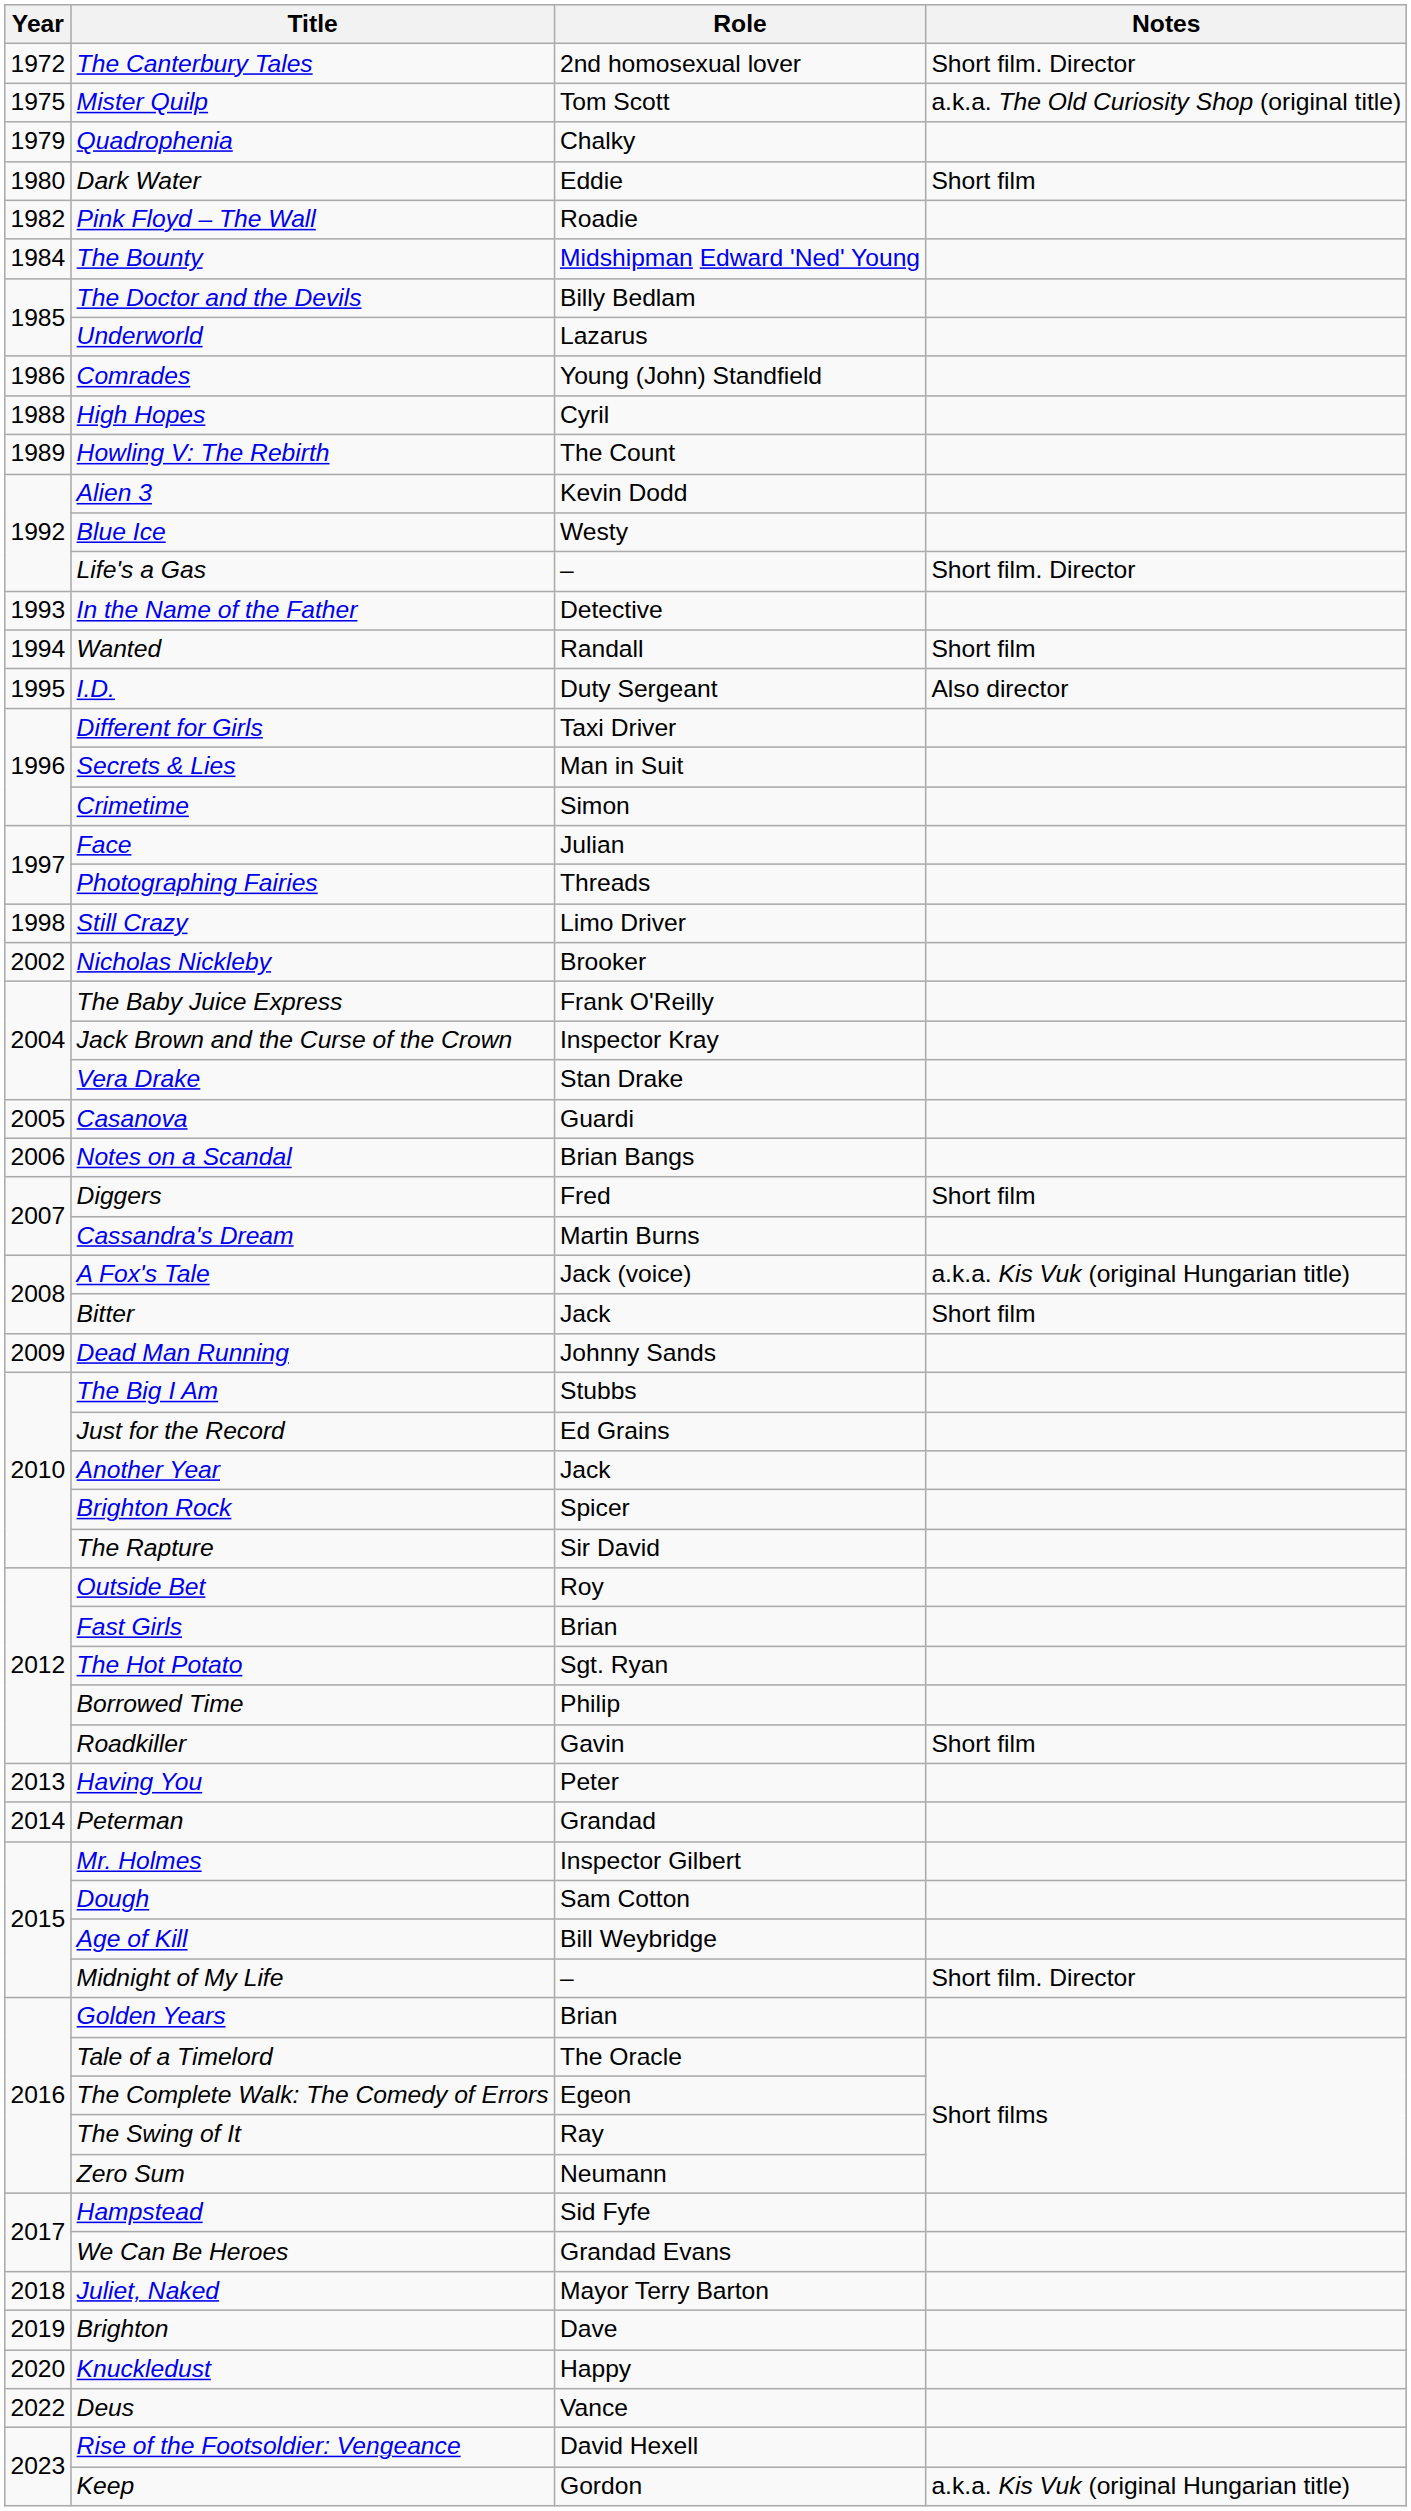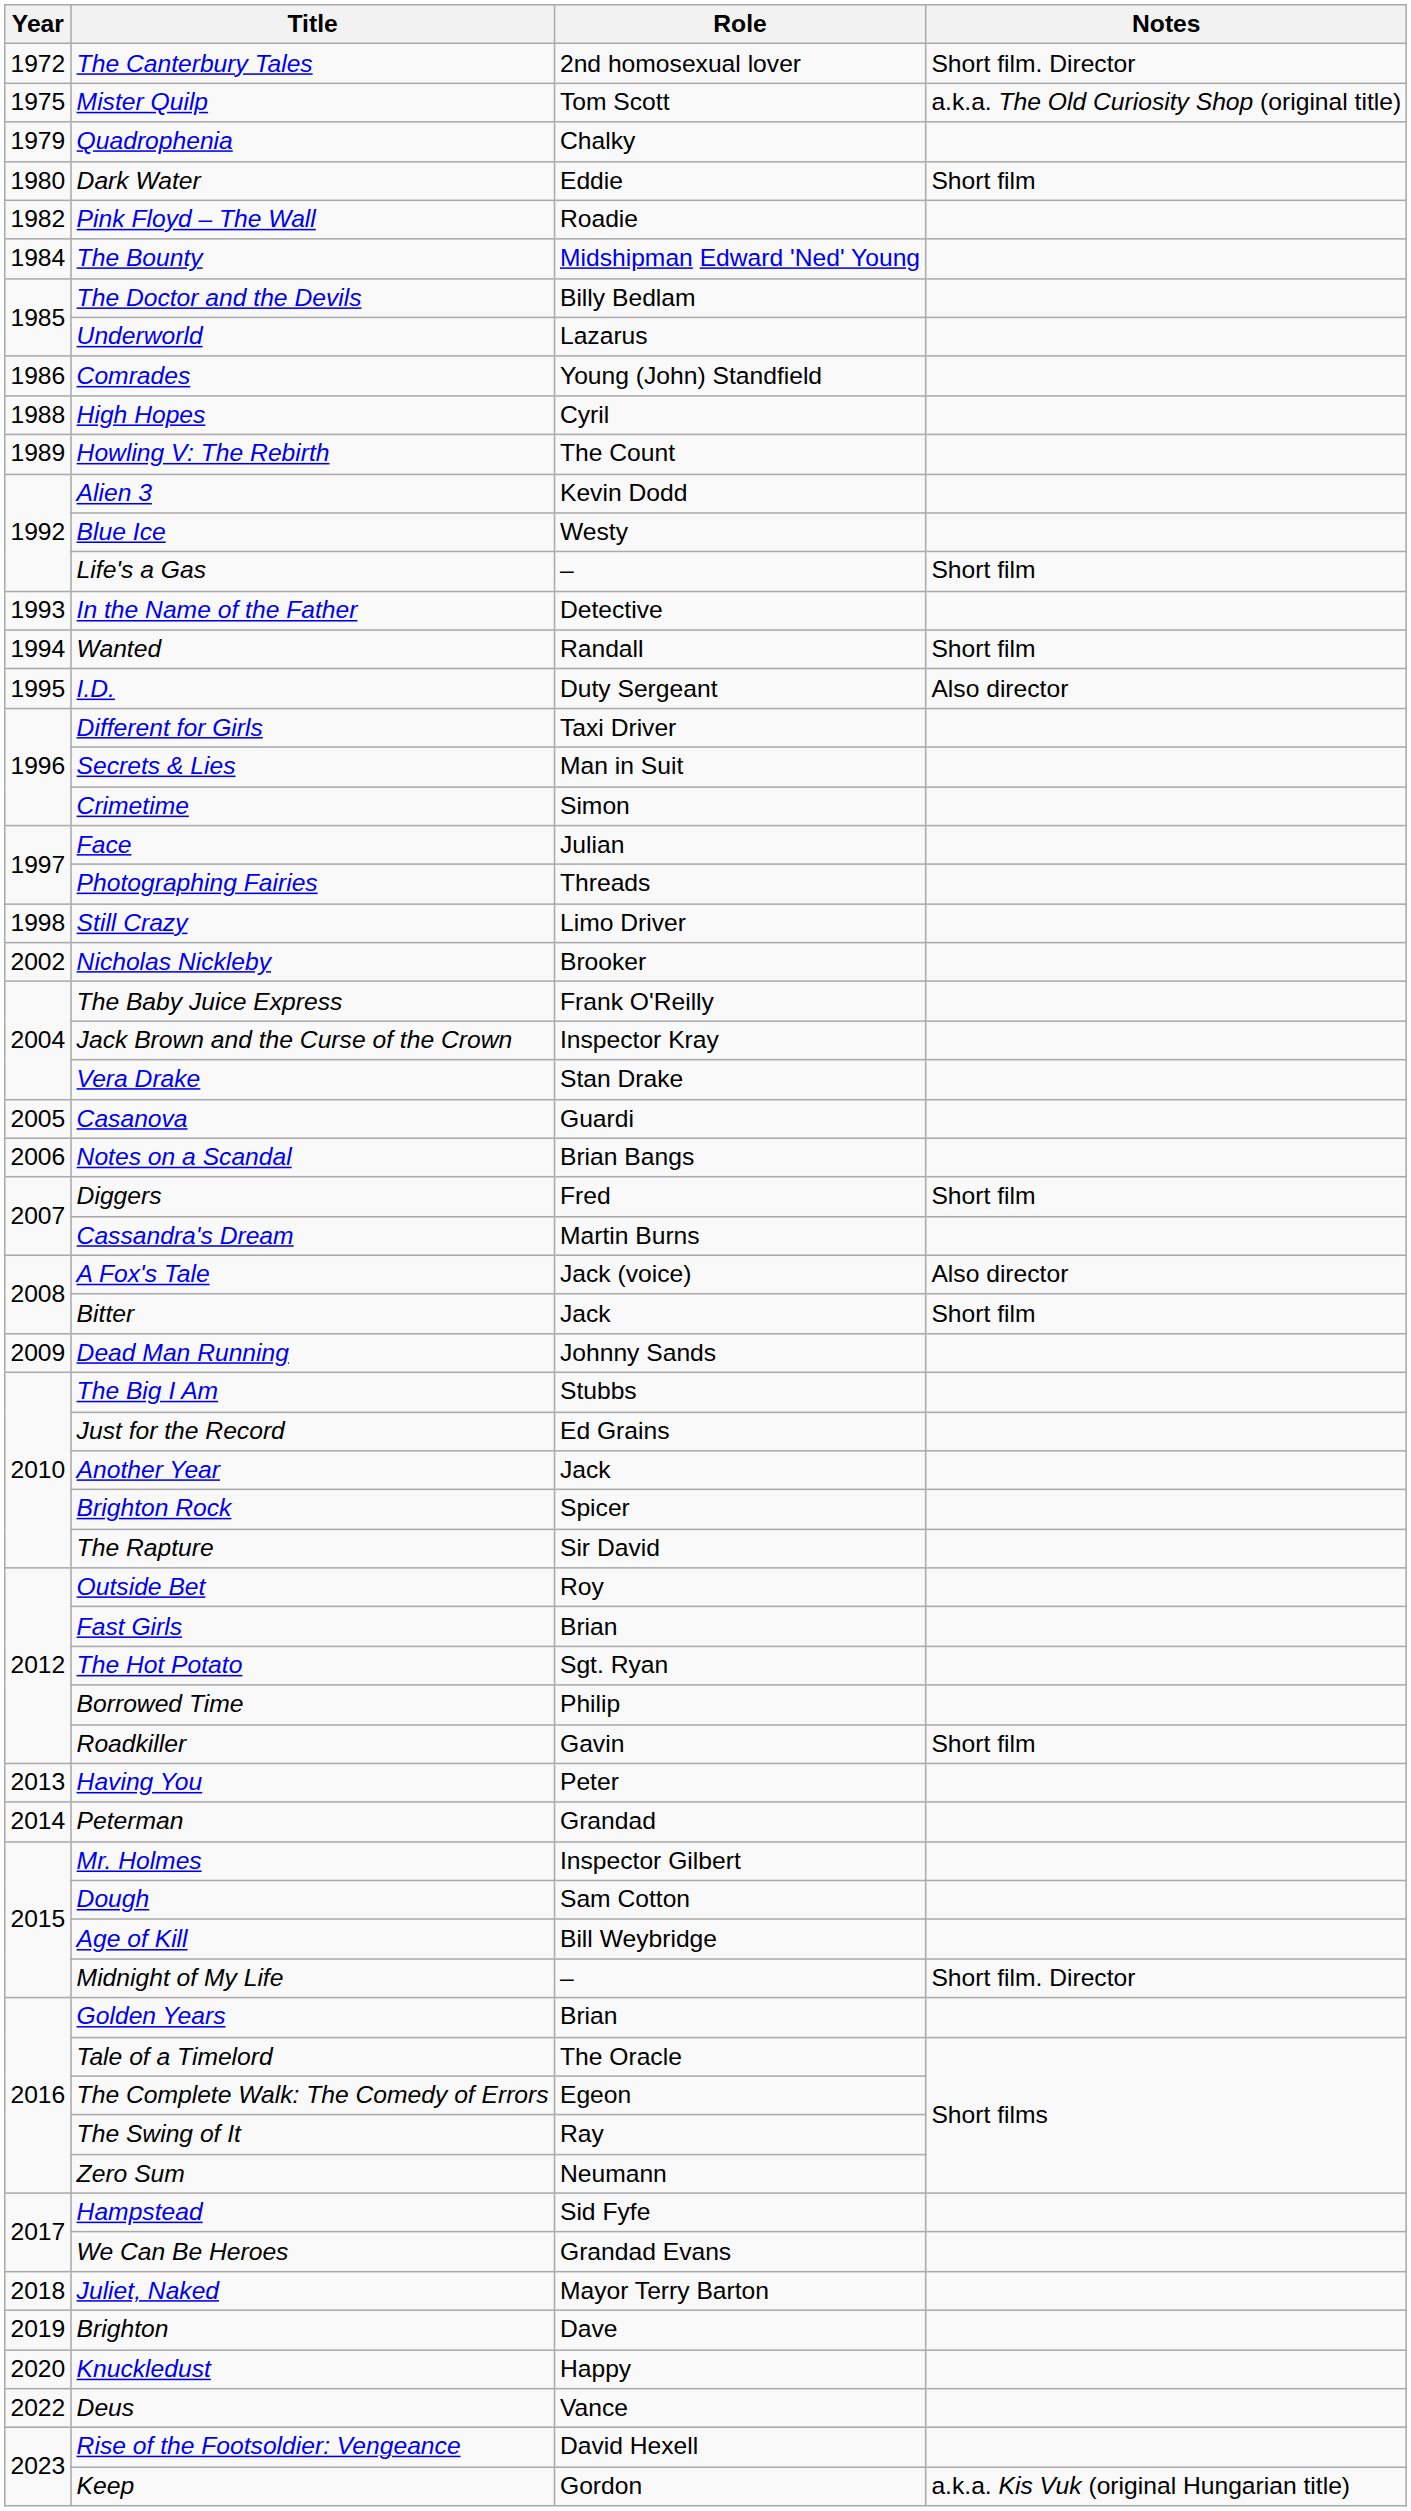(1033, 571) Short film. Director -> (983, 571) Short film
(1141, 1274) a.k.a. Kis Vuk (original Hungarian title) -> (1000, 1274) Also director
